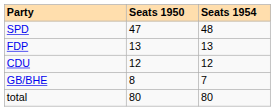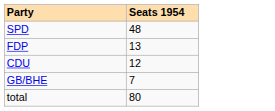- column: (157, 13)
